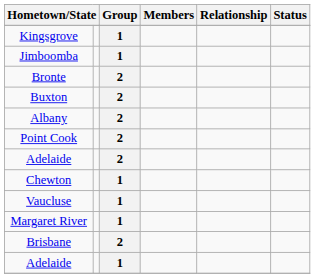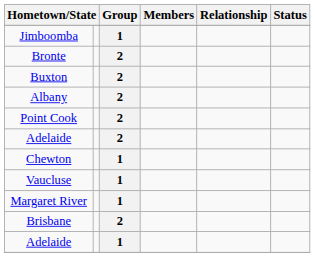- row: (49, 35)
